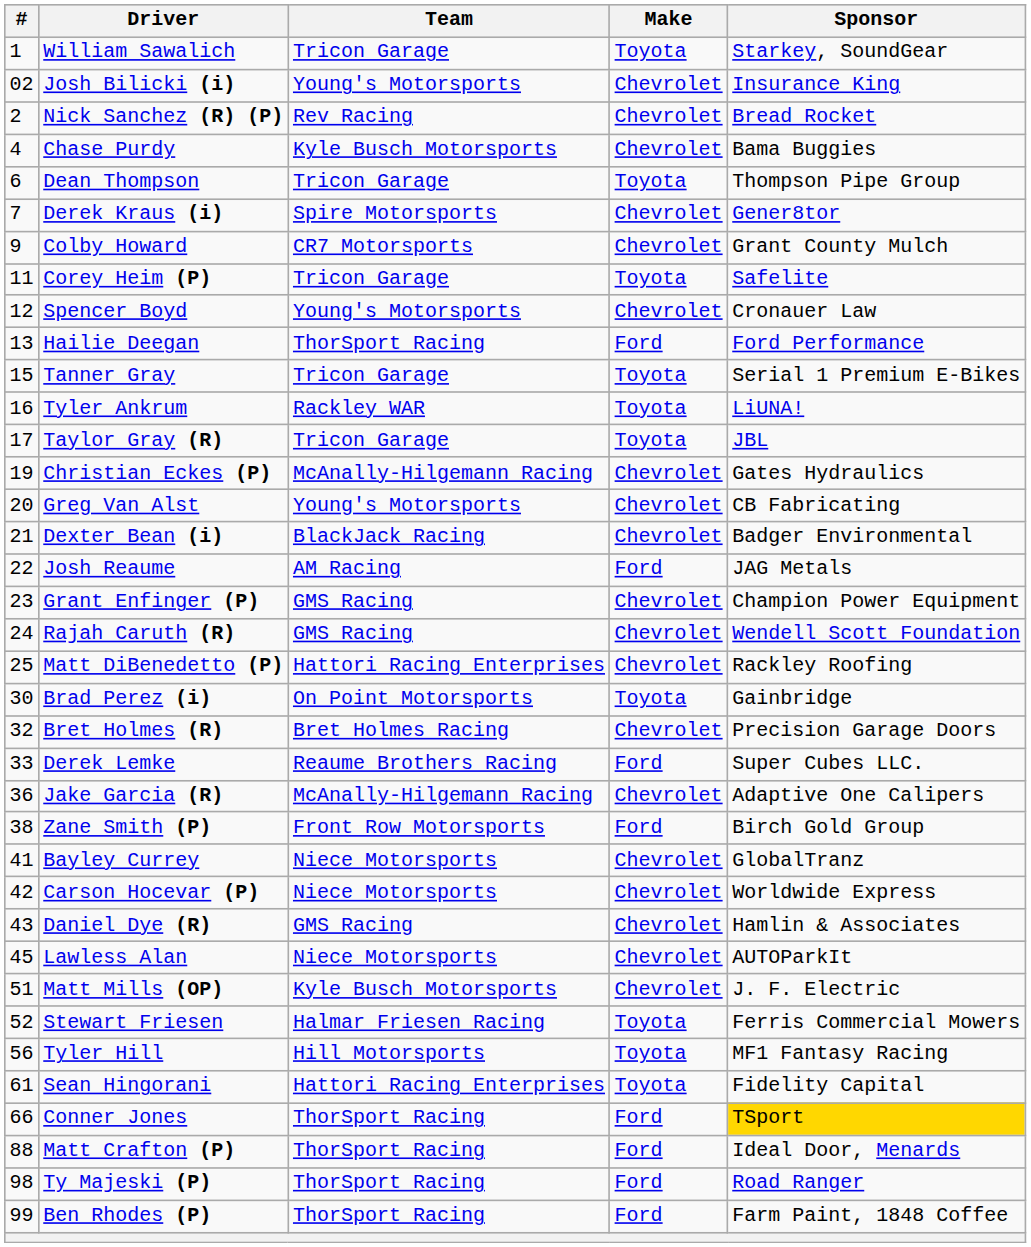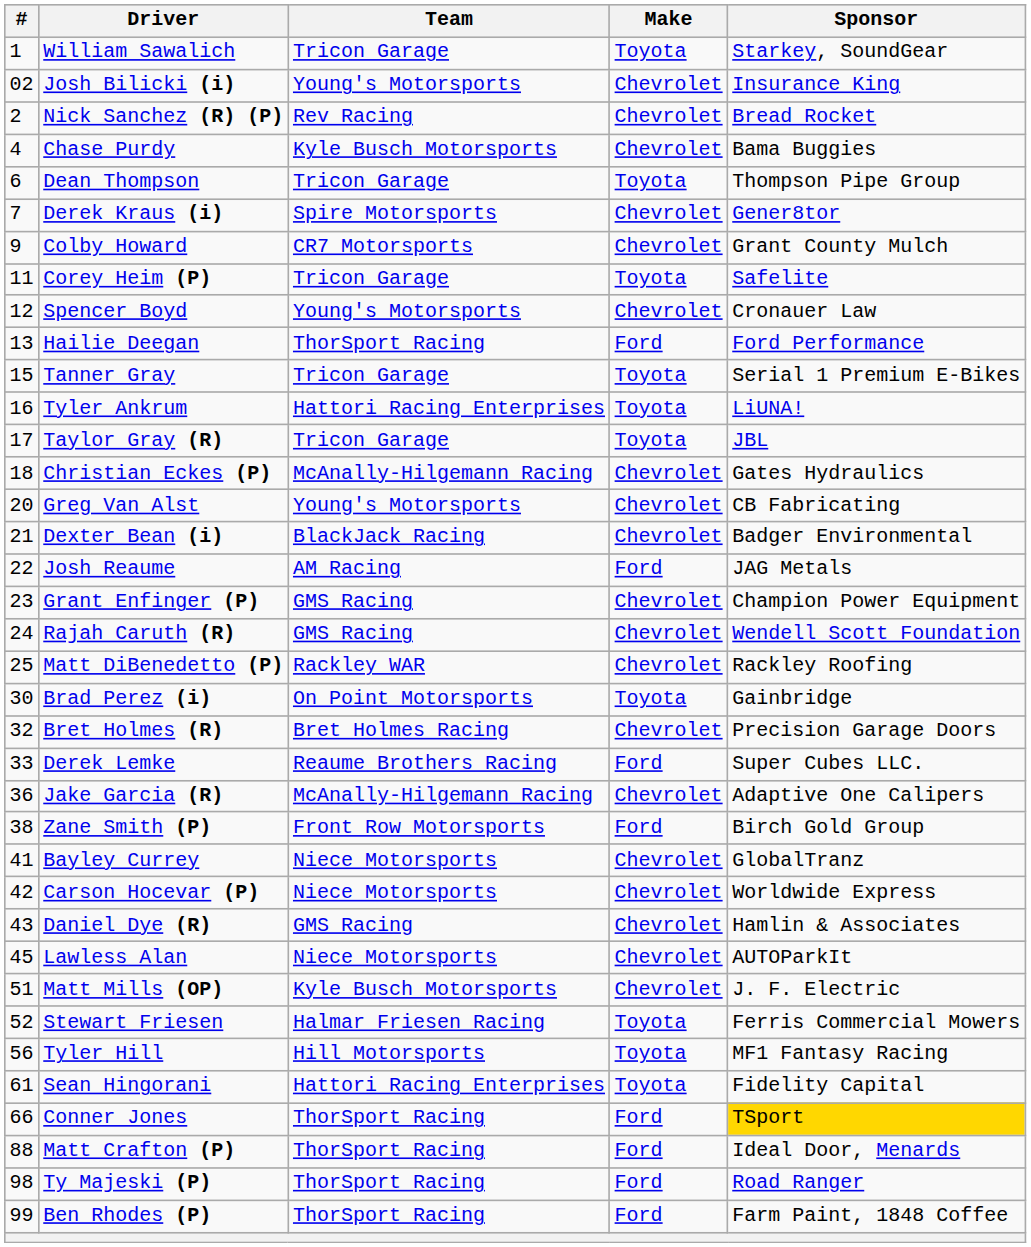(359, 409) Rackley WAR -> (449, 409) Hattori Racing Enterprises
(22, 473) 19 -> (22, 473) 18
(449, 667) Hattori Racing Enterprises -> (359, 667) Rackley WAR
